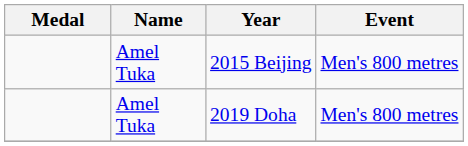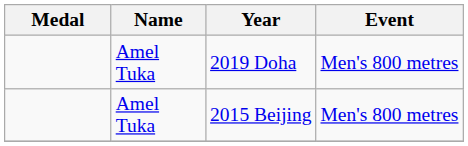rows swapped: (261, 61) <-> (253, 114)
